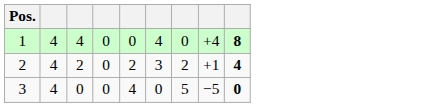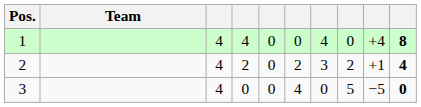+ column: (123, 16)
